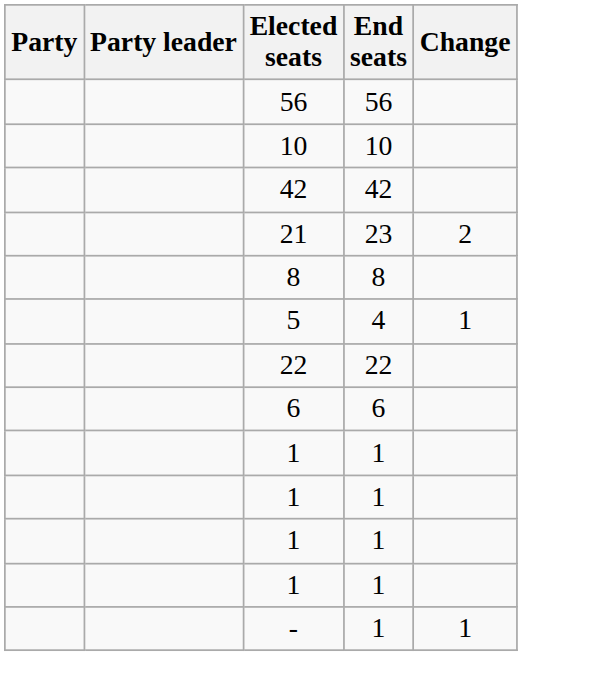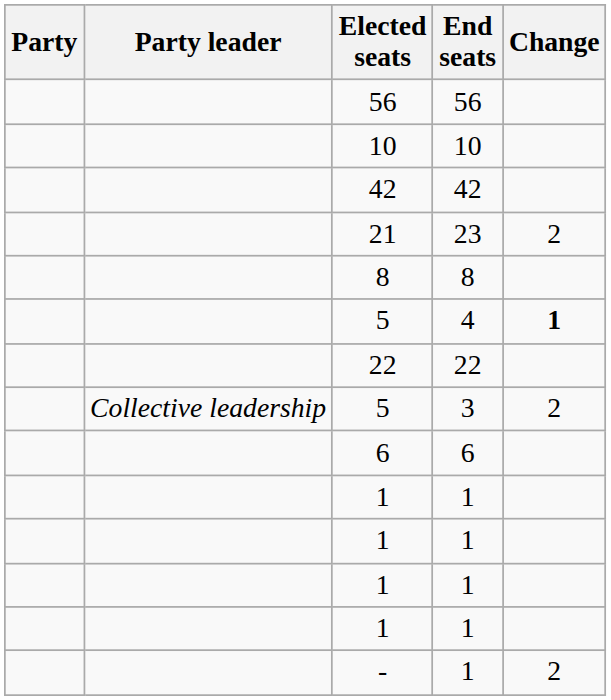(465, 320) normal -> (554, 320) bold
+ row: (383, 408)
(465, 628) 1 -> (554, 672) 2
